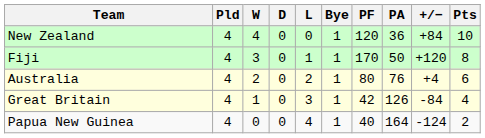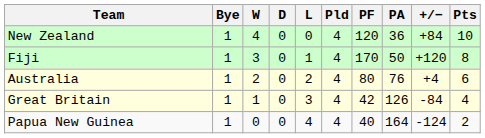columns swapped: (228, 15) <-> (337, 15)
